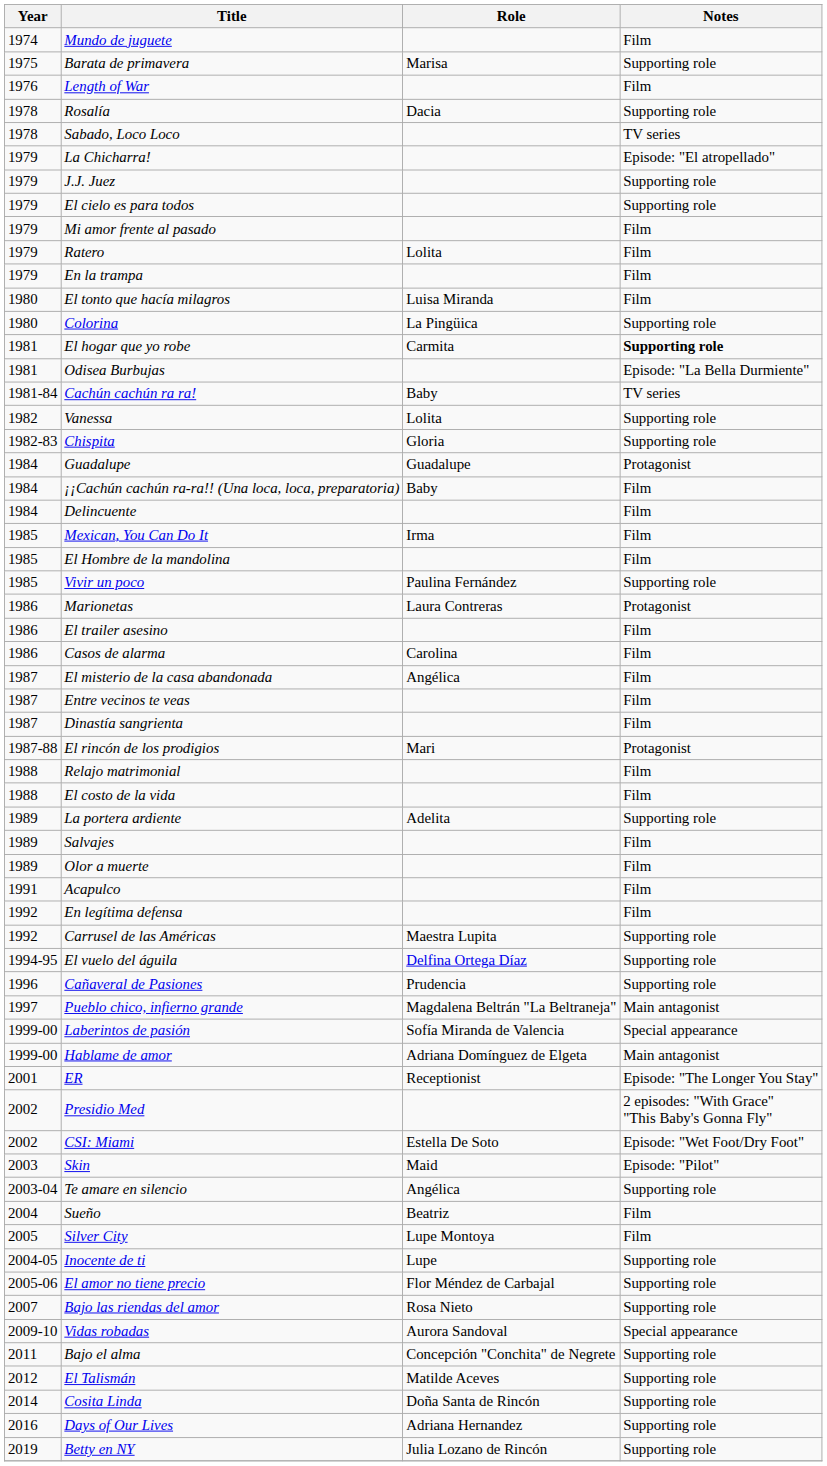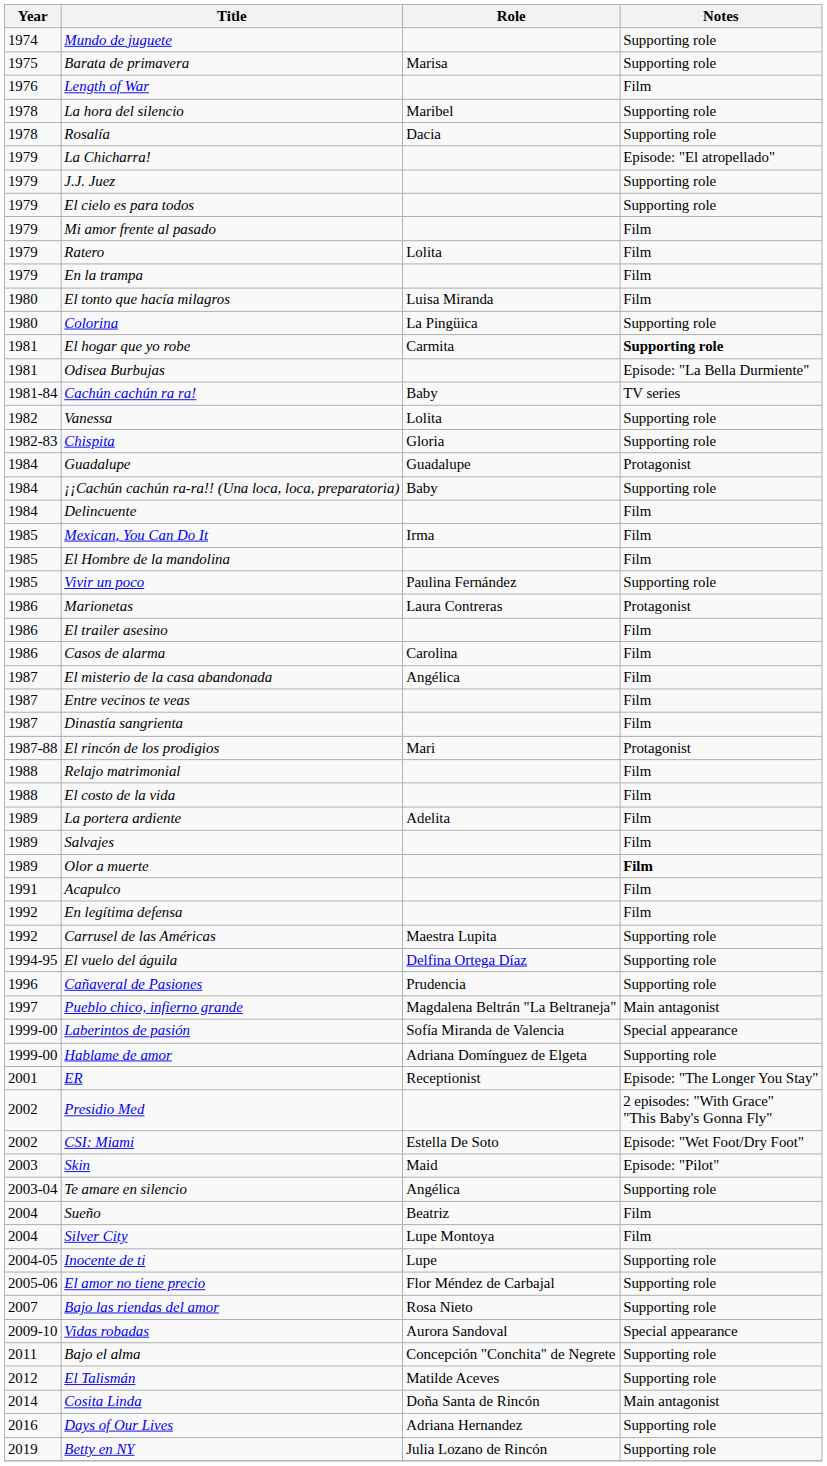(637, 39) Film -> (670, 39) Supporting role
+ row: (124, 110)
- row: (122, 134)
(637, 488) Film -> (670, 488) Supporting role
(670, 818) Supporting role -> (637, 818) Film
(637, 865) normal -> (638, 865) bold
(671, 1054) Main antagonist -> (670, 1054) Supporting role
(23, 1236) 2005 -> (23, 1236) 2004
(670, 1401) Supporting role -> (671, 1401) Main antagonist
